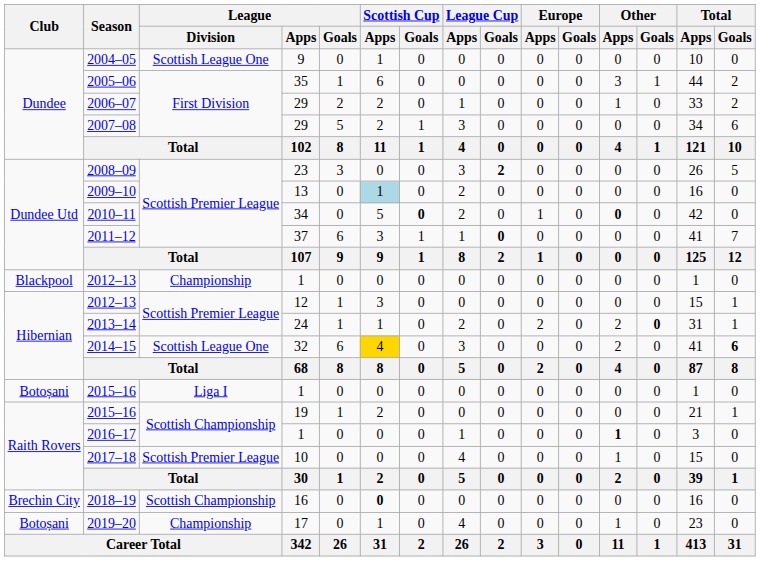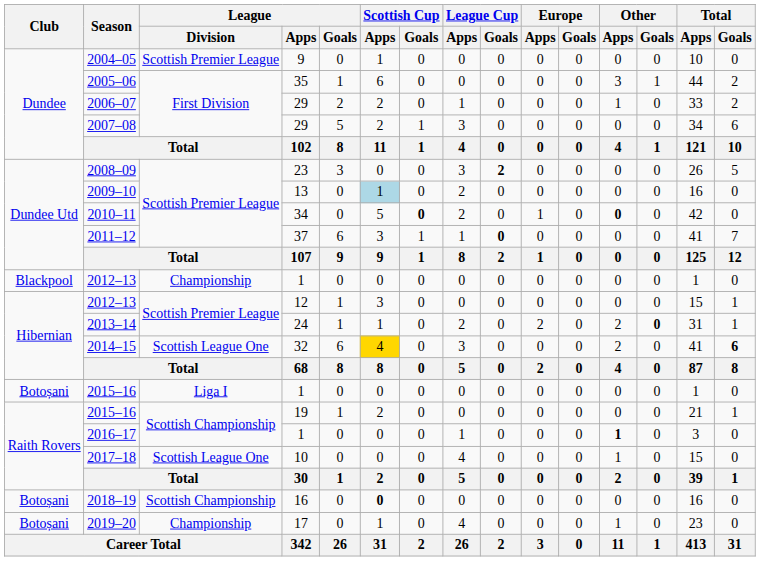(211, 59) Scottish League One -> (211, 59) Scottish Premier League
(211, 457) Scottish Premier League -> (211, 457) Scottish League One
(44, 501) Brechin City -> (44, 501) Botoșani
